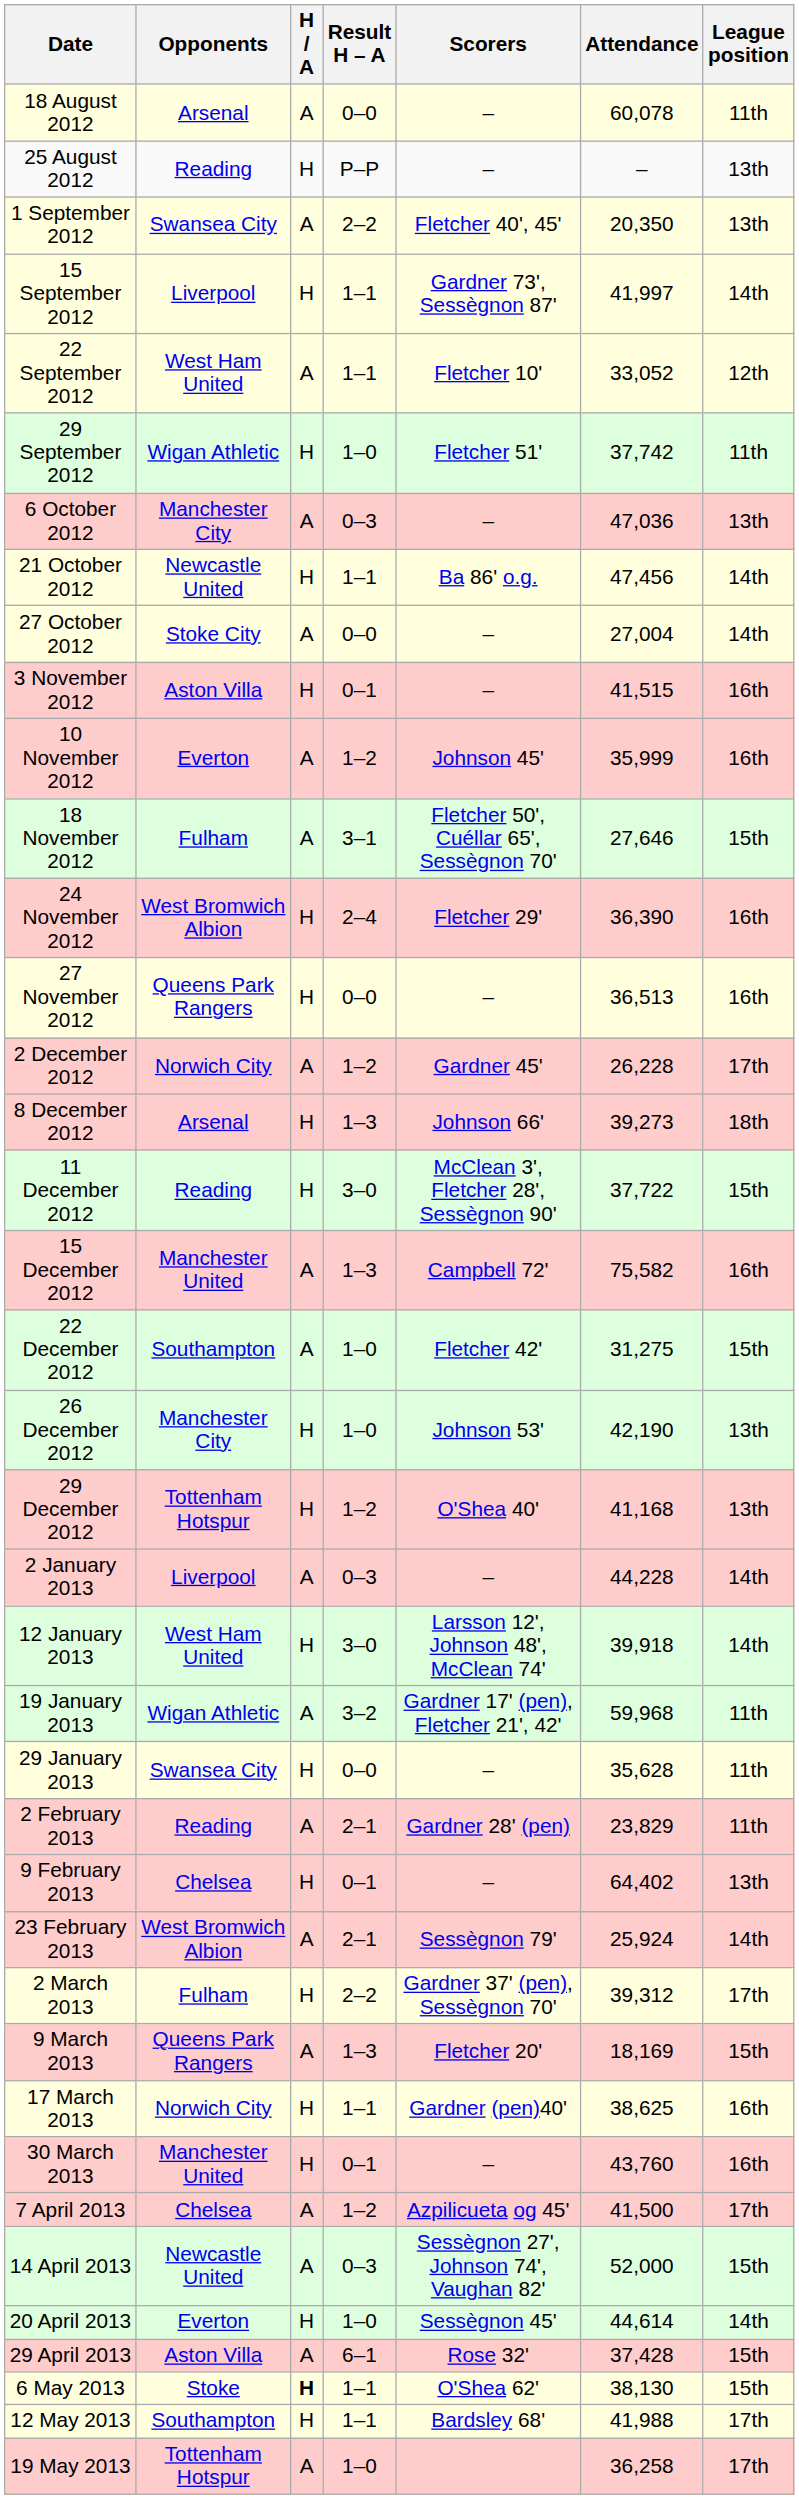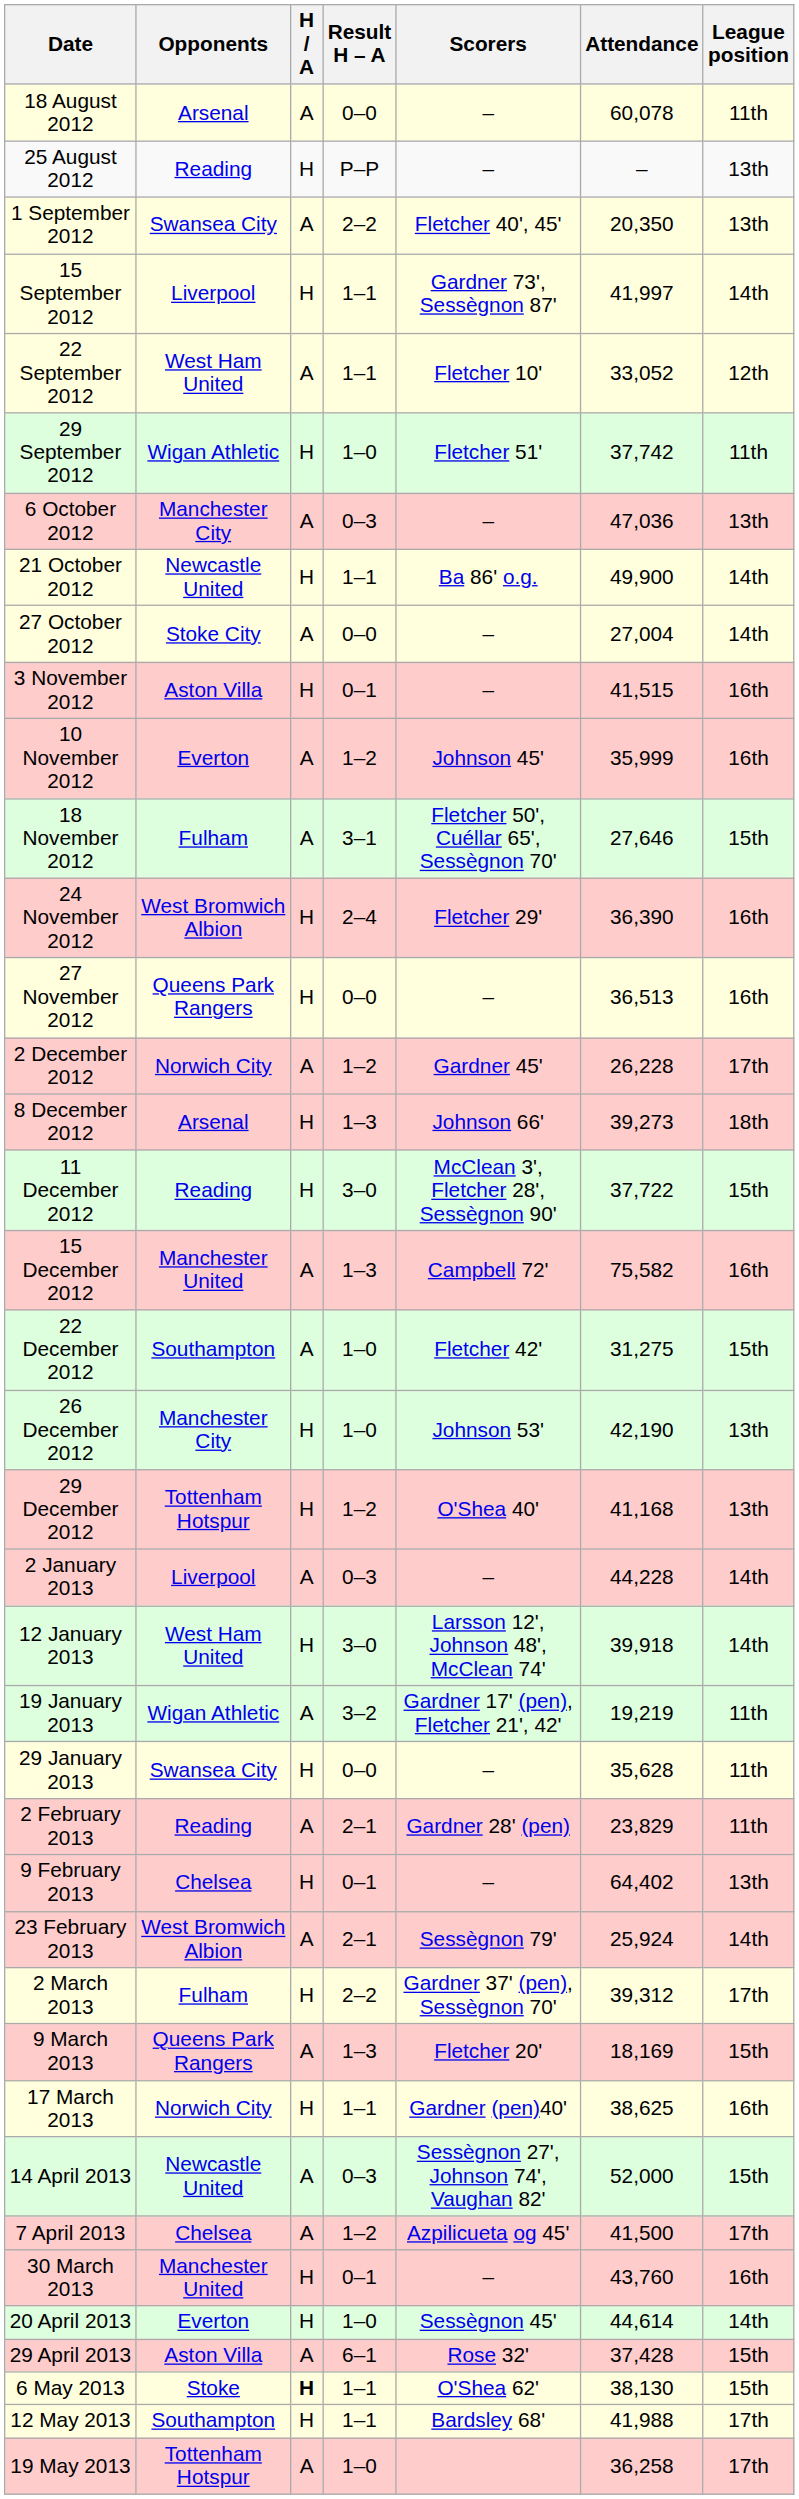(642, 577) 47,456 -> (642, 577) 49,900
(642, 1713) 59,968 -> (642, 1713) 19,219
rows swapped: (70, 2164) <-> (70, 2265)
